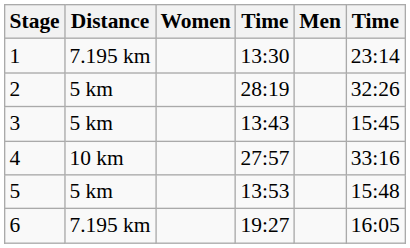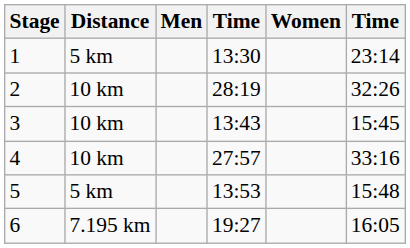columns swapped: (320, 21) <-> (196, 21)
(110, 55) 7.195 km -> (91, 55) 5 km
(91, 89) 5 km -> (97, 89) 10 km
(91, 123) 5 km -> (97, 123) 10 km
